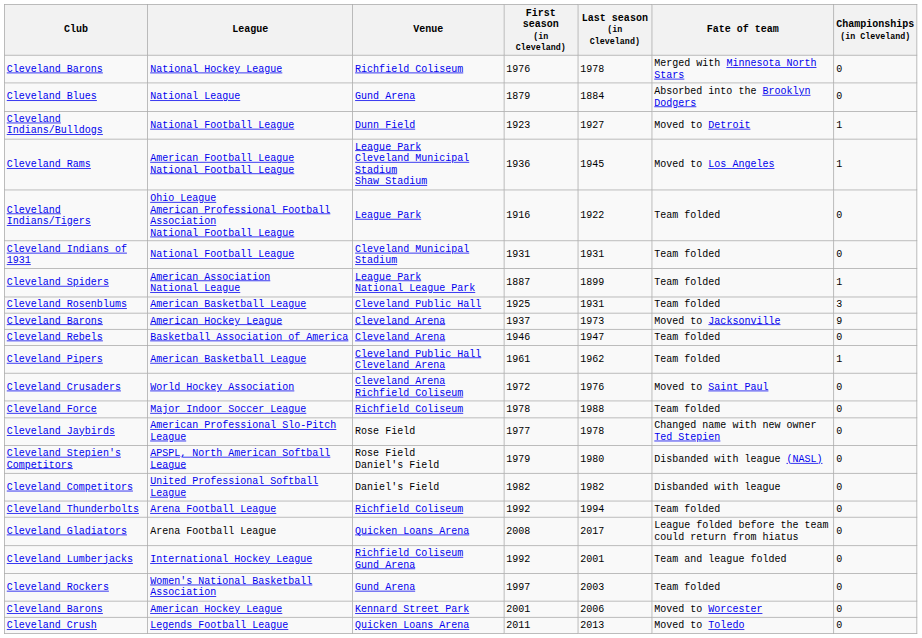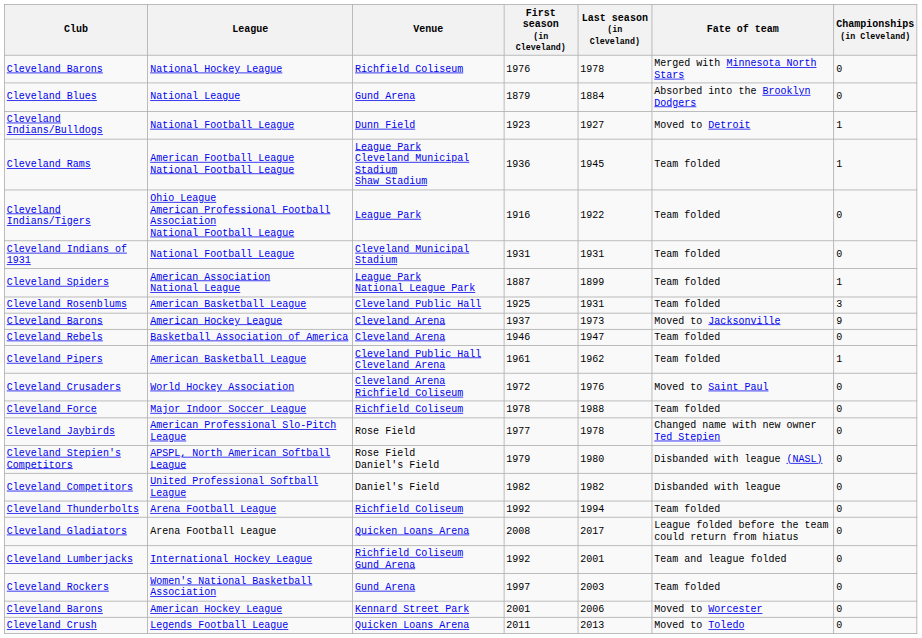(714, 164) Moved to Los Angeles -> (687, 164) Team folded
